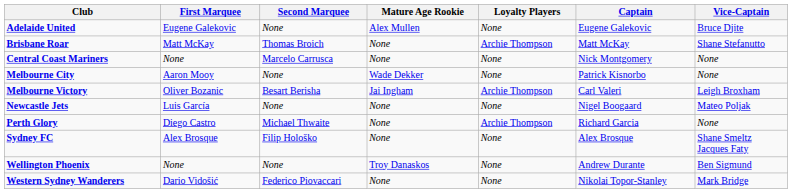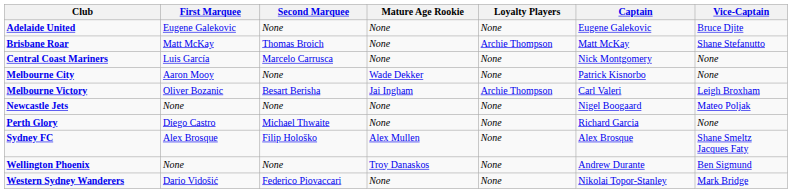(394, 28) Alex Mullen -> (380, 28) None
(173, 59) None -> (186, 59) Luis García
(186, 106) Luis García -> (173, 106) None
(517, 122) Archie Thompson -> (491, 122) None
(380, 138) None -> (394, 138) Alex Mullen
